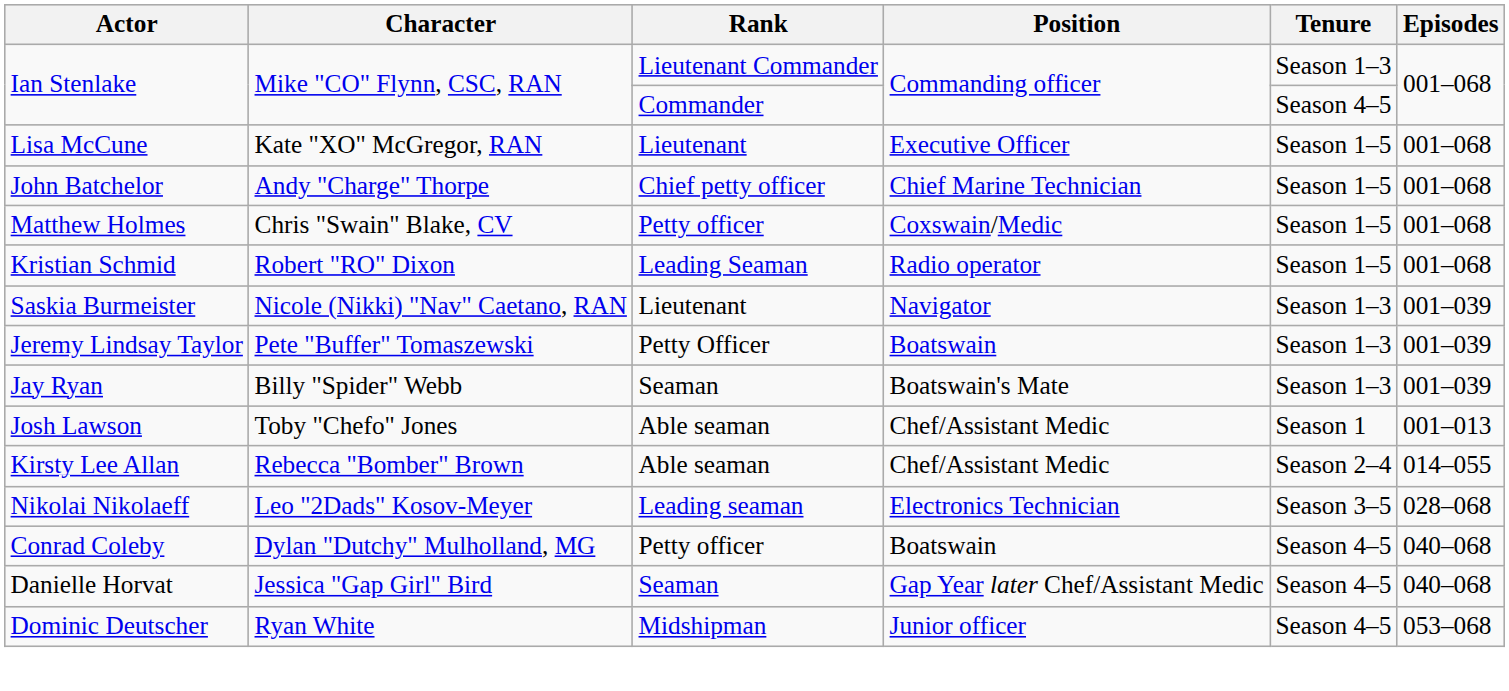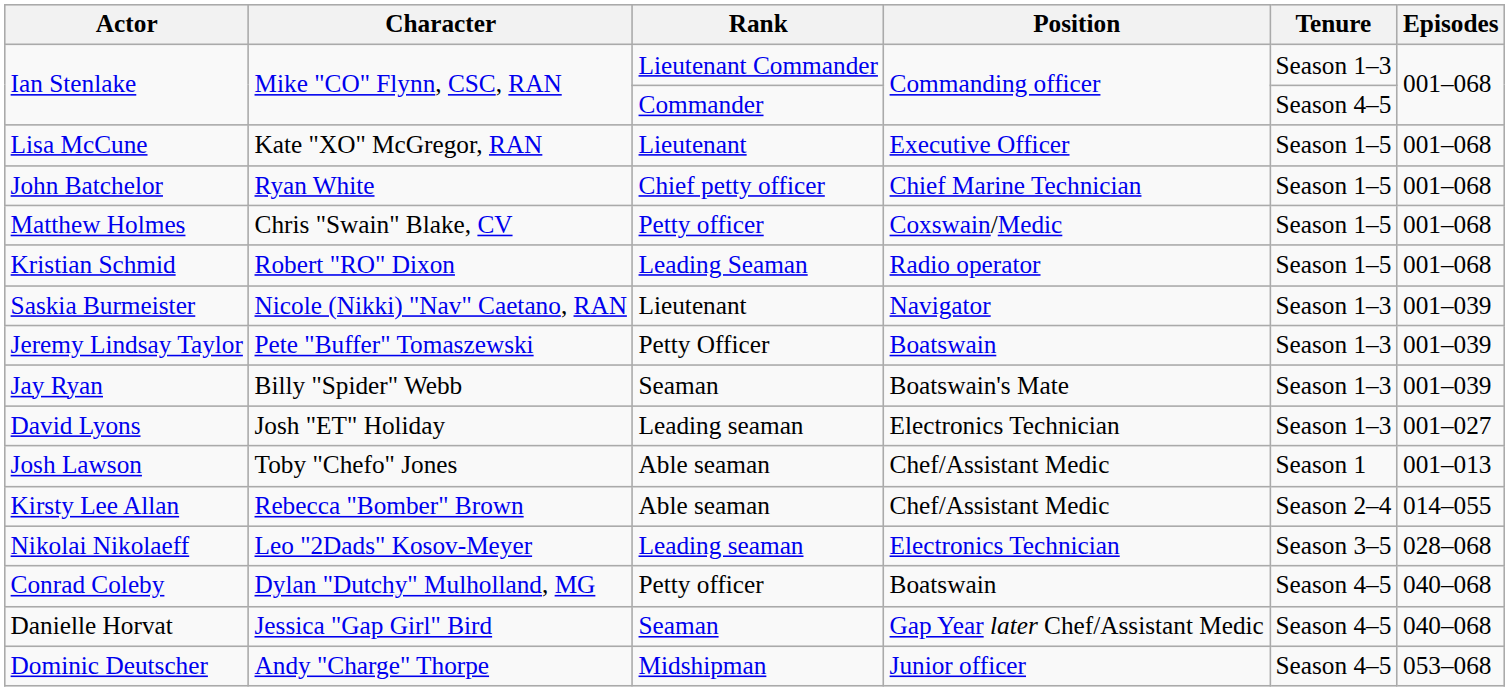(372, 184) Andy "Charge" Thorpe -> (315, 184) Ryan White
+ row: (76, 425)
(315, 625) Ryan White -> (372, 666) Andy "Charge" Thorpe
